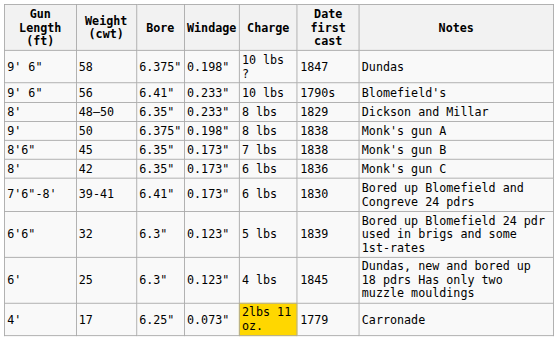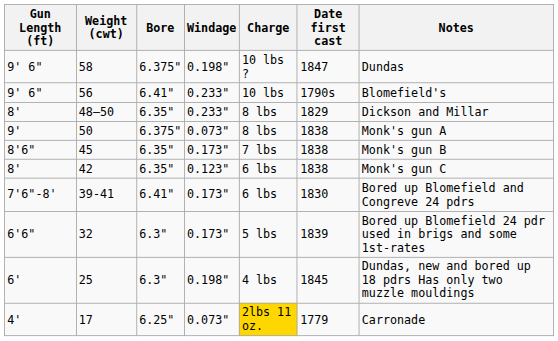(208, 131) 0.198" -> (208, 131) 0.073"
(208, 169) 0.173" -> (208, 169) 0.123"
(314, 169) 1836 -> (314, 169) 1838
(208, 234) 0.123" -> (208, 234) 0.173"
(208, 280) 0.123" -> (208, 280) 0.198"
